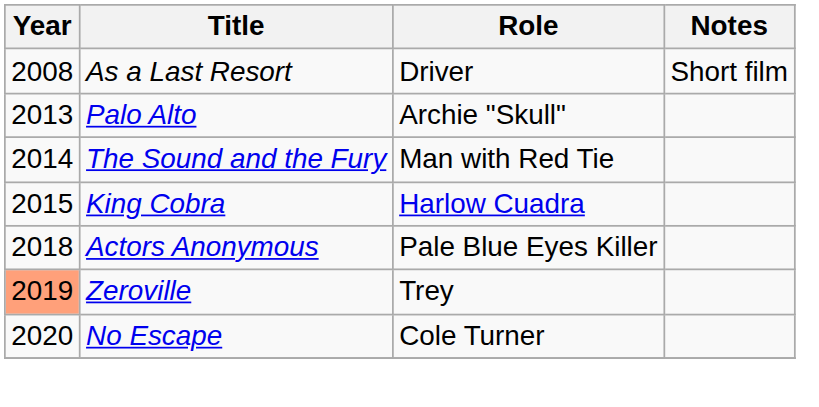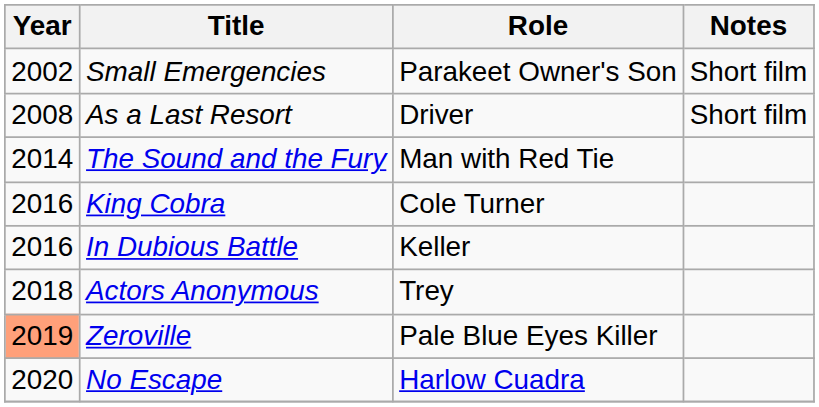+ row: (206, 70)
- row: (141, 114)
(42, 203) 2015 -> (42, 203) 2016
(492, 203) Harlow Cuadra -> (472, 203) Cole Turner
+ row: (192, 247)
(528, 247) Pale Blue Eyes Killer -> (426, 291) Trey
(426, 291) Trey -> (528, 335) Pale Blue Eyes Killer
(472, 335) Cole Turner -> (492, 379) Harlow Cuadra
